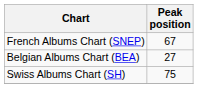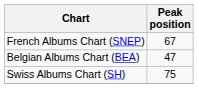(170, 58) 27 -> (170, 58) 47
